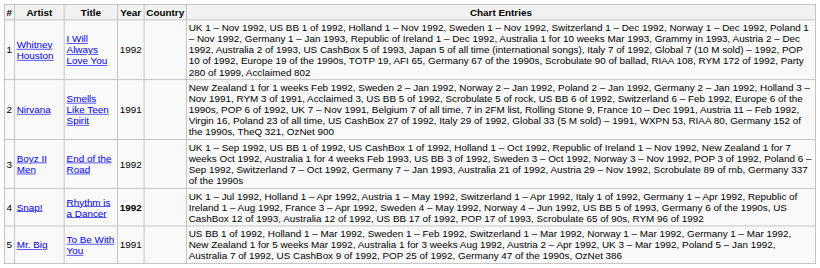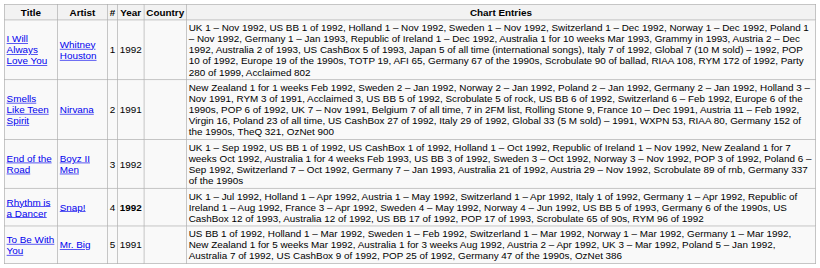columns swapped: (9, 12) <-> (91, 12)
